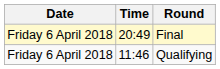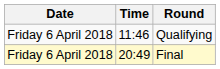rows swapped: (184, 54) <-> (170, 34)
